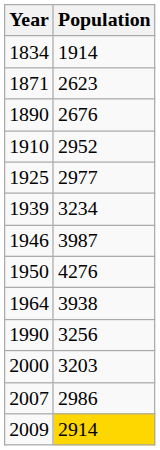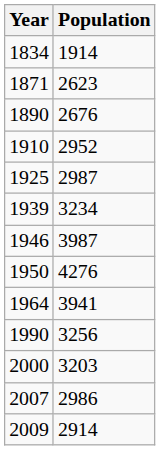(78, 177) 2977 -> (78, 177) 2987
(78, 303) 3938 -> (78, 303) 3941
(78, 429) gold background -> (78, 429) no background
